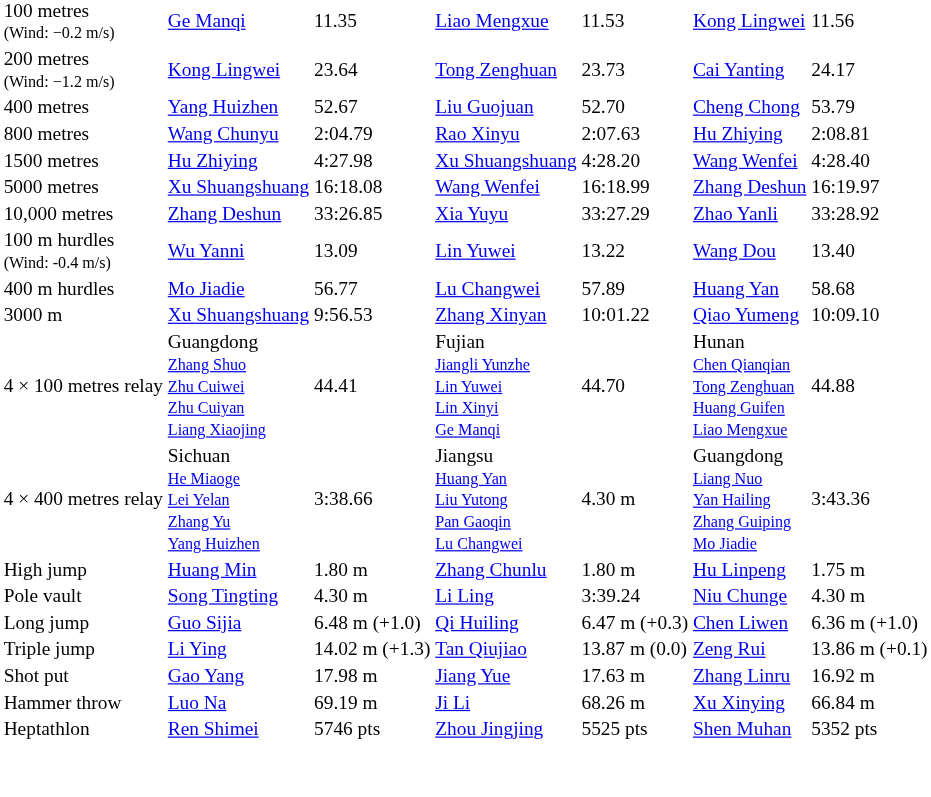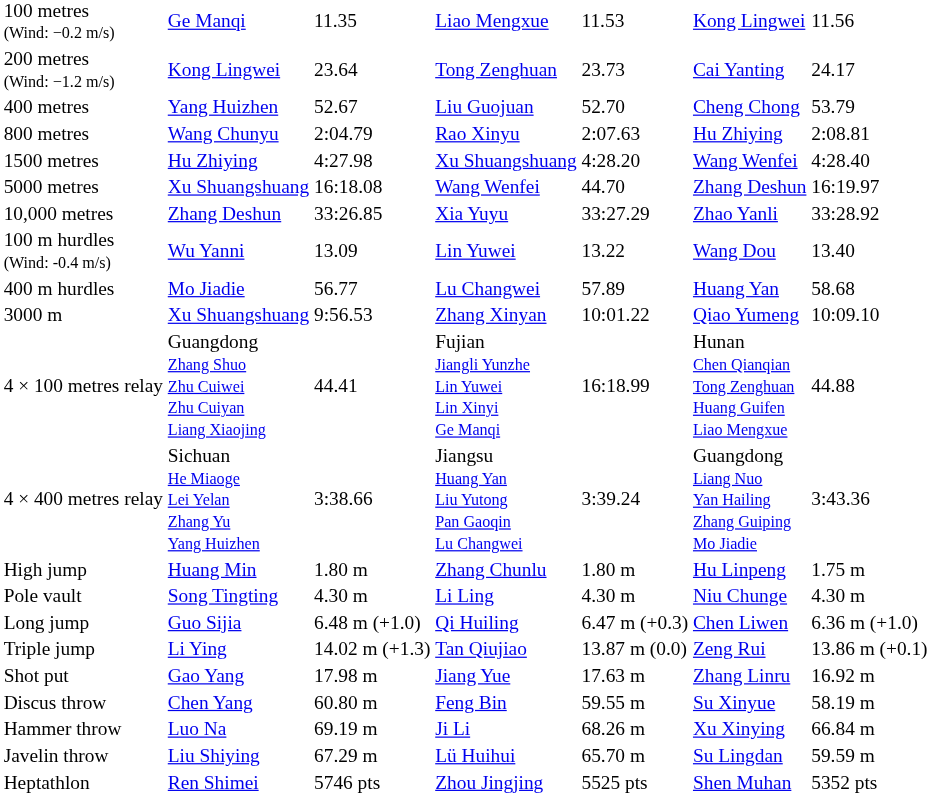(616, 187) 16:18.99 -> (603, 187) 44.70
(603, 385) 44.70 -> (616, 385) 16:18.99
(608, 499) 4.30 m -> (611, 499) 3:39.24
(611, 596) 3:39.24 -> (608, 596) 4.30 m
+ row: (55, 702)
+ row: (56, 755)
